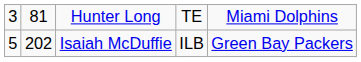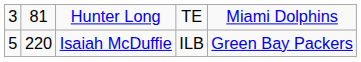(38, 43) 202 -> (38, 43) 220
